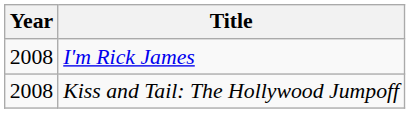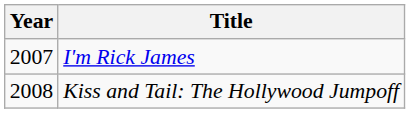(31, 56) 2008 -> (31, 56) 2007
